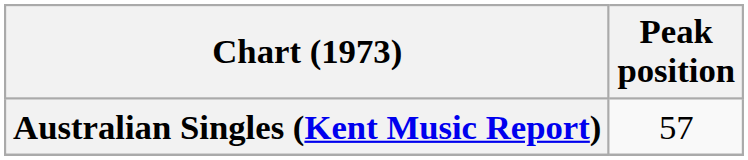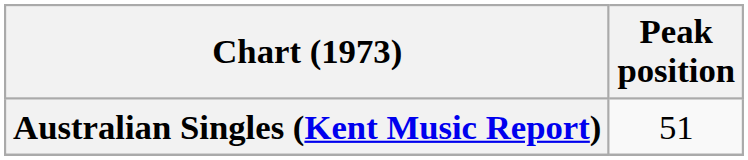(676, 126) 57 -> (676, 126) 51
